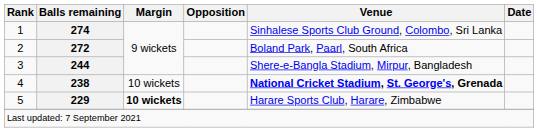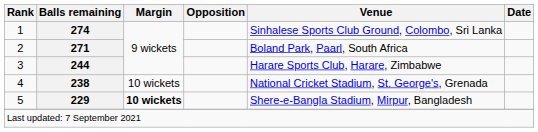(80, 48) 272 -> (80, 48) 271
(361, 65) Shere-e-Bangla Stadium, Mirpur, Bangladesh -> (346, 65) Harare Sports Club, Harare, Zimbabwe
(376, 83) bold -> (369, 83) normal
(346, 100) Harare Sports Club, Harare, Zimbabwe -> (361, 100) Shere-e-Bangla Stadium, Mirpur, Bangladesh
